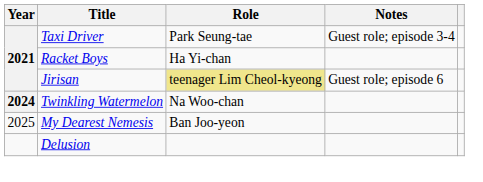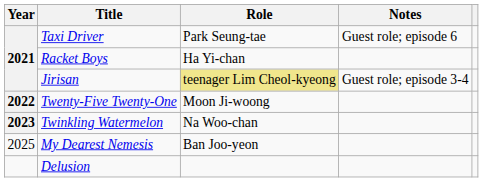(391, 36) Guest role; episode 3-4 -> (400, 36) Guest role; episode 6
(386, 79) Guest role; episode 6 -> (405, 79) Guest role; episode 3-4
+ row: (109, 101)
(21, 101) 2024 -> (21, 123) 2023
